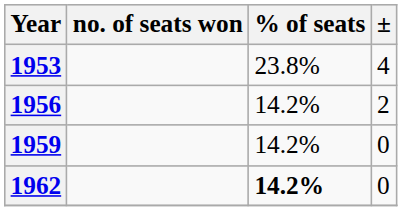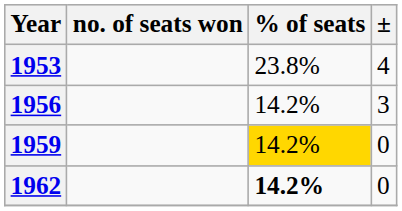(383, 104) 2 -> (383, 104) 3
(287, 144) no background -> (287, 144) gold background
